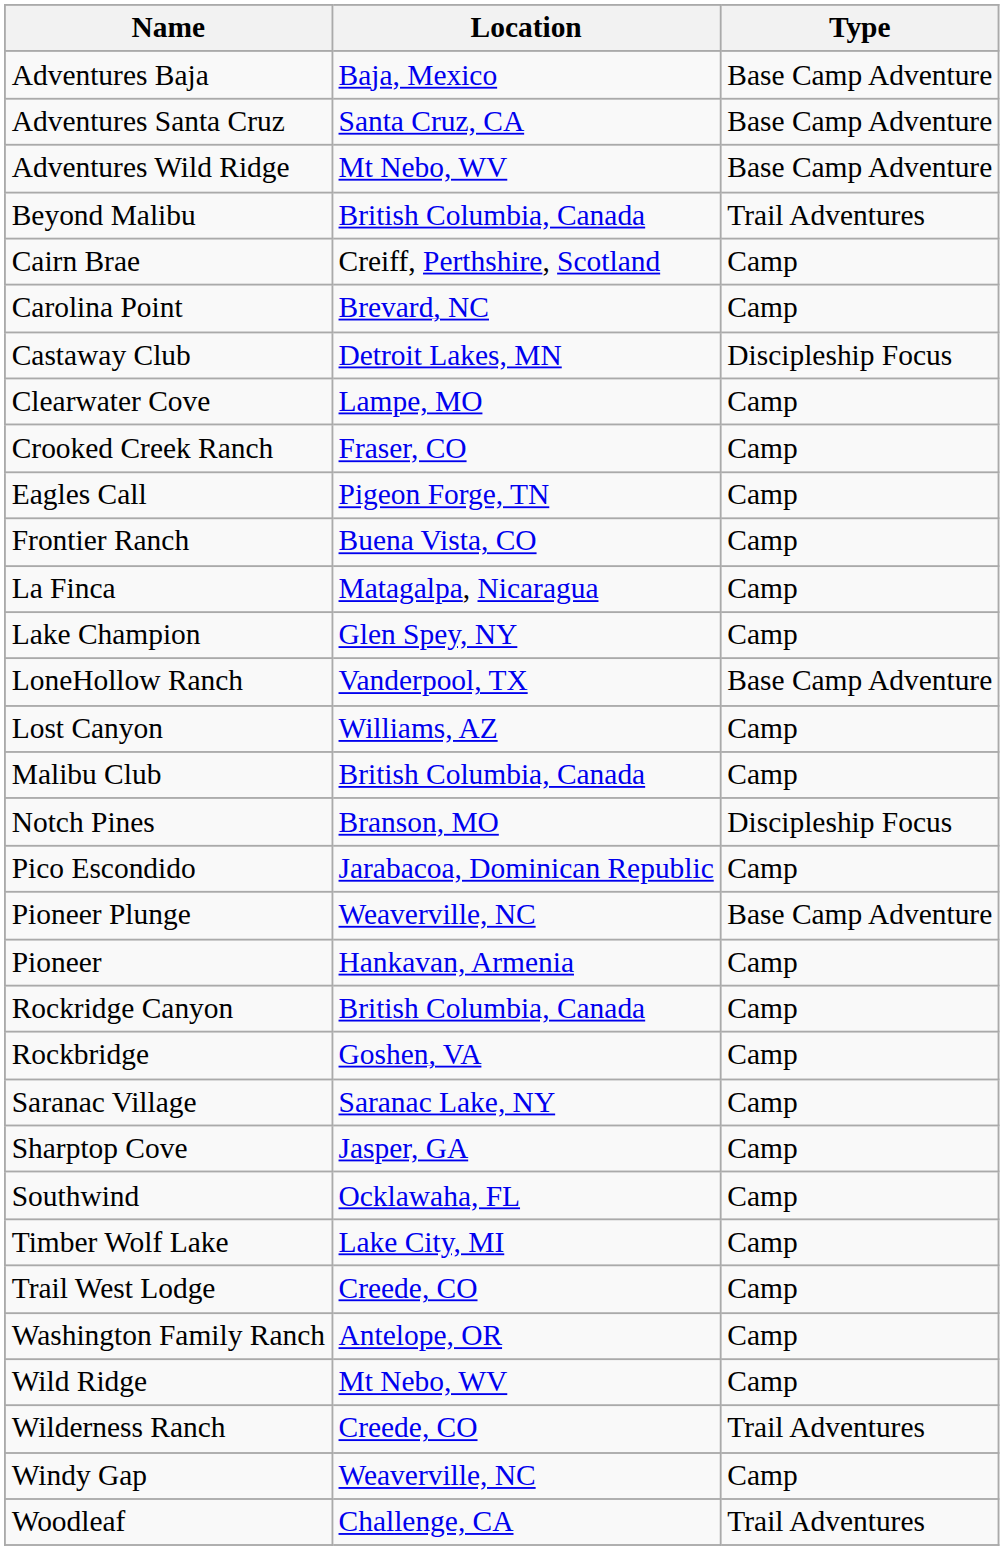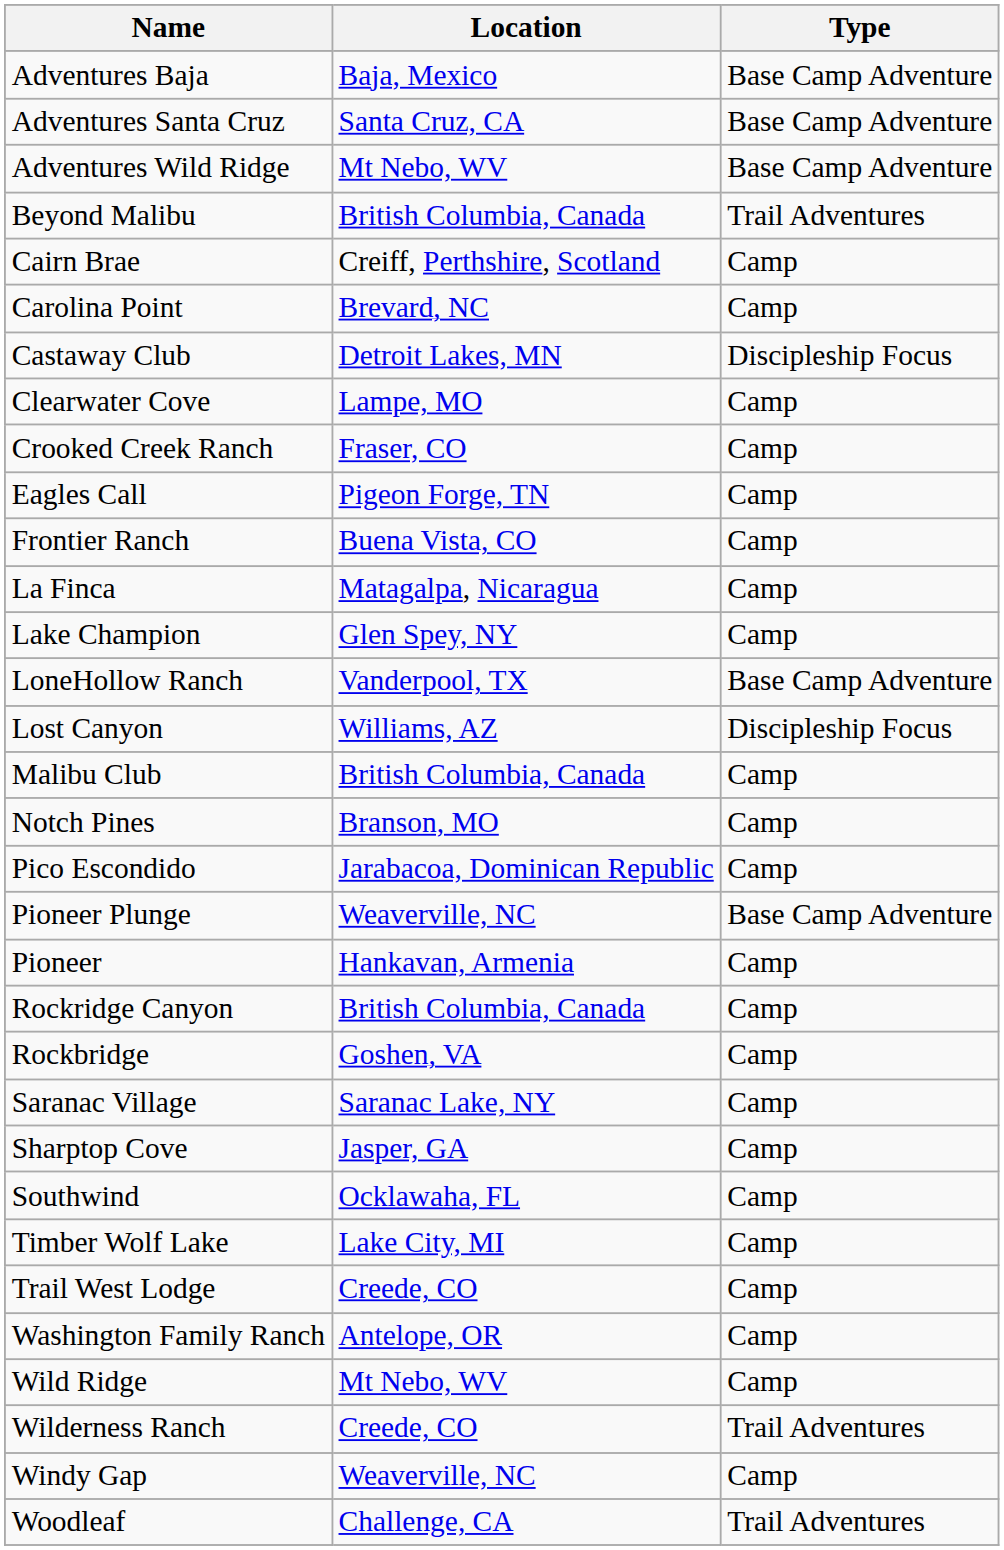(762, 728) Camp -> (840, 728) Discipleship Focus
(840, 821) Discipleship Focus -> (762, 821) Camp
